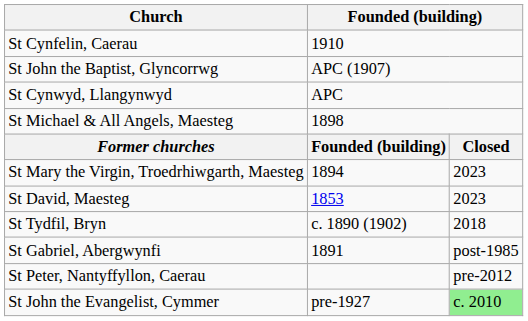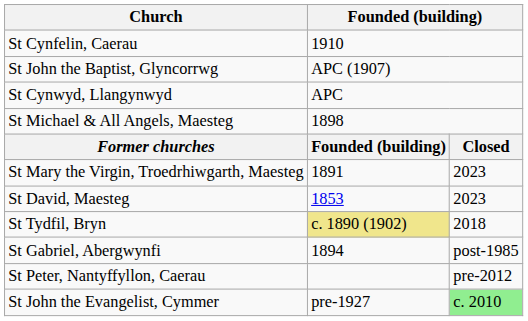(327, 172) 1894 -> (327, 172) 1891
(359, 224) no background -> (359, 224) khaki background
(327, 250) 1891 -> (327, 250) 1894
